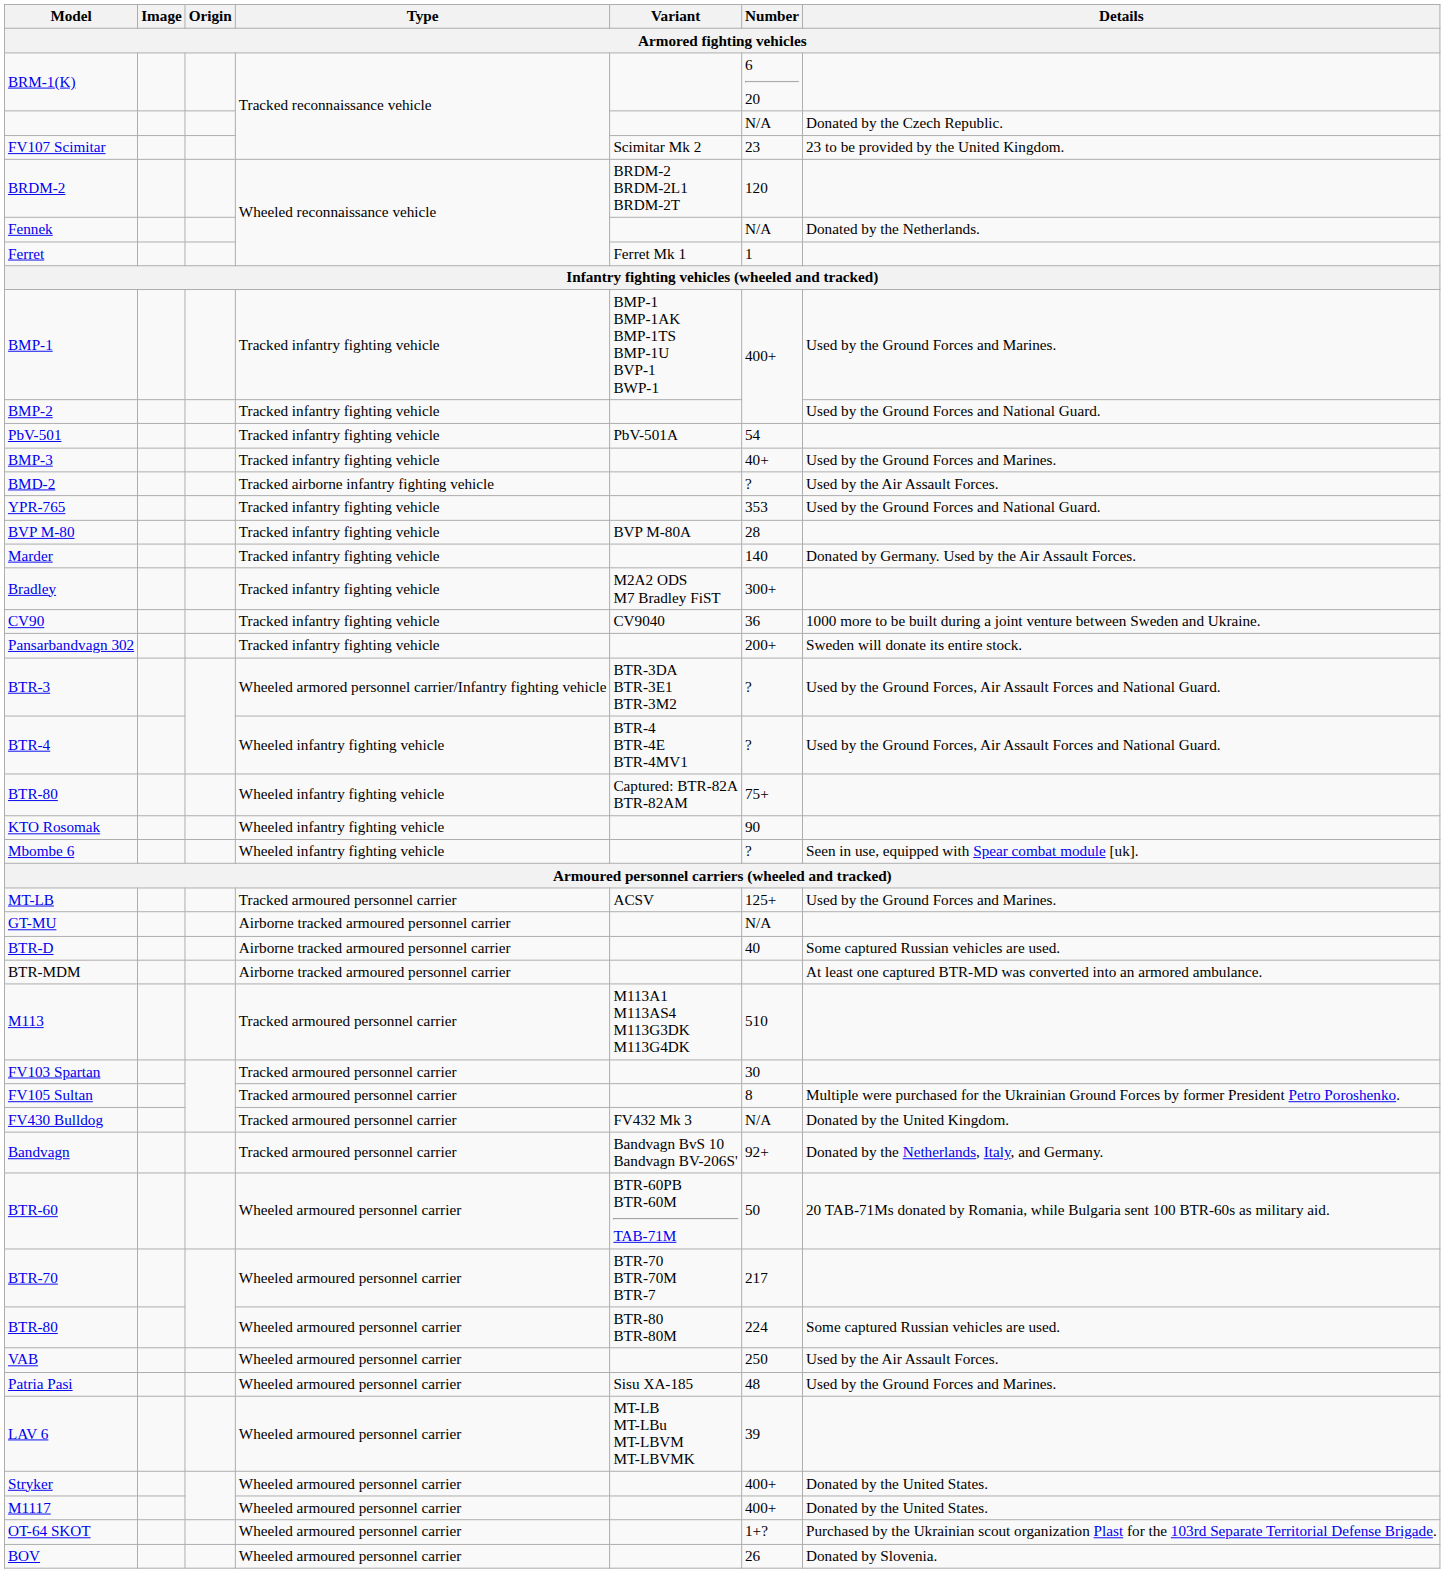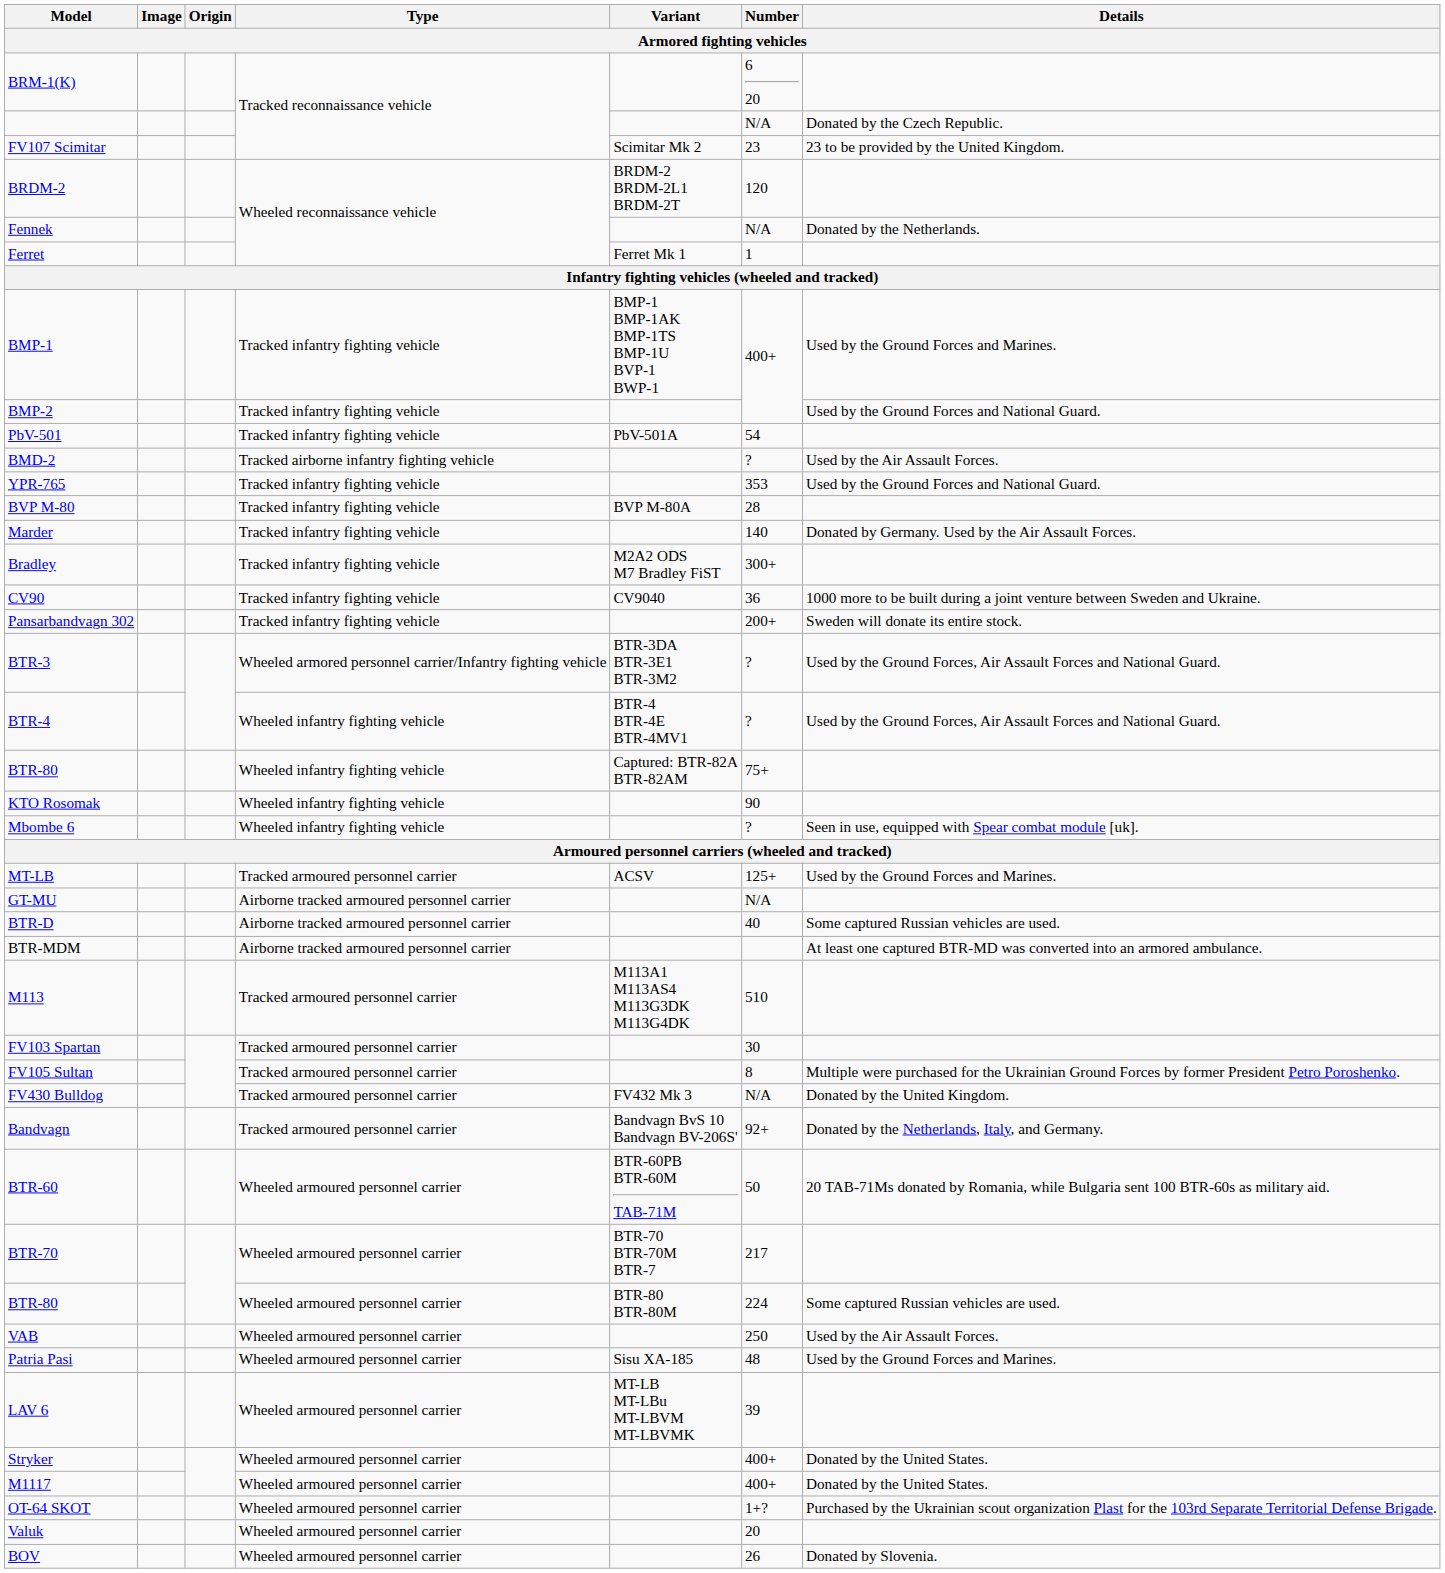- row: (30, 459)
+ row: (26, 1531)
